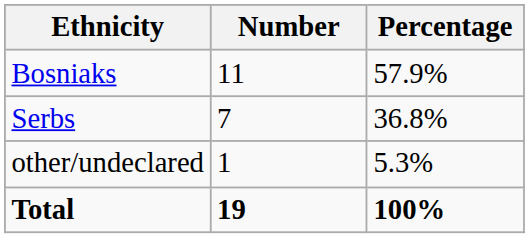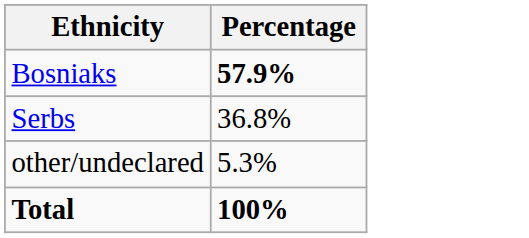- column: (289, 27)
(411, 72) normal -> (257, 72) bold
